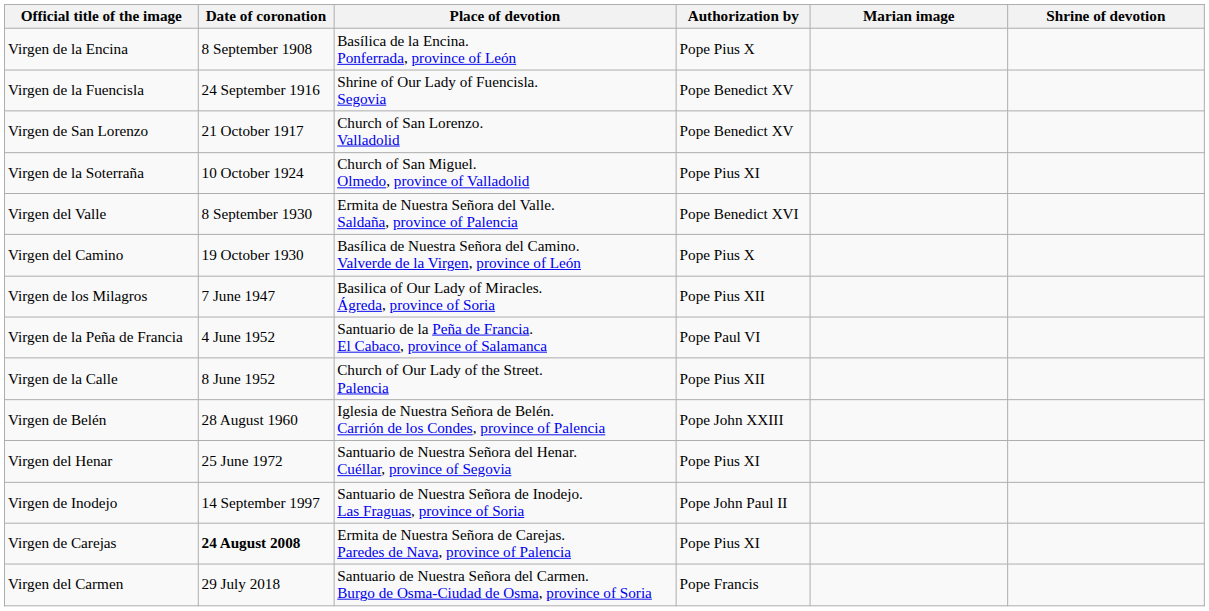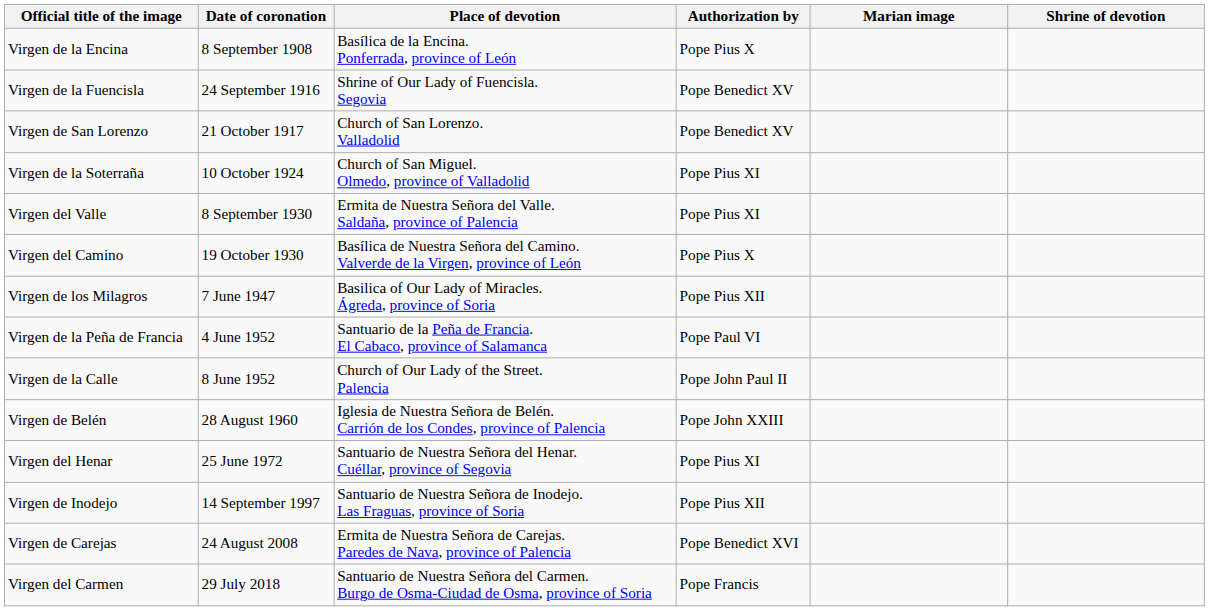(739, 214) Pope Benedict XVI -> (720, 214) Pope Pius XI
(722, 378) Pope Pius XII -> (733, 378) Pope John Paul II
(733, 502) Pope John Paul II -> (722, 502) Pope Pius XII
(251, 543) bold -> (250, 543) normal
(720, 543) Pope Pius XI -> (739, 543) Pope Benedict XVI
